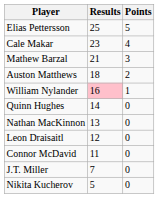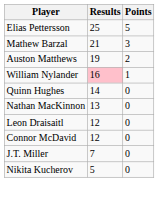- row: (30, 43)
(95, 75) 18 -> (95, 59) 19
(94, 153) 11 -> (95, 138) 12
